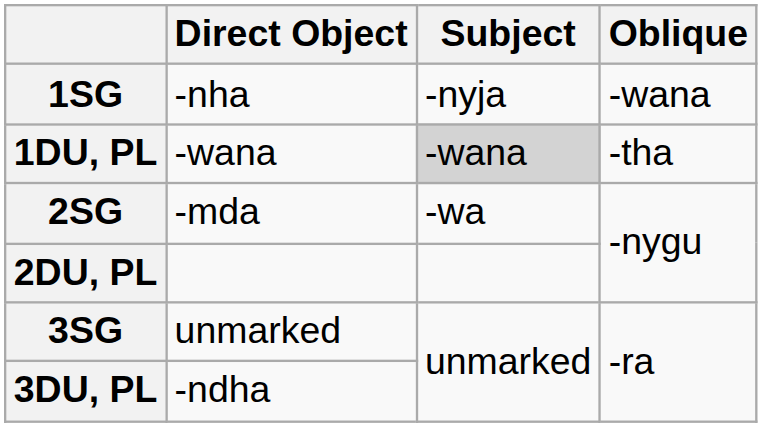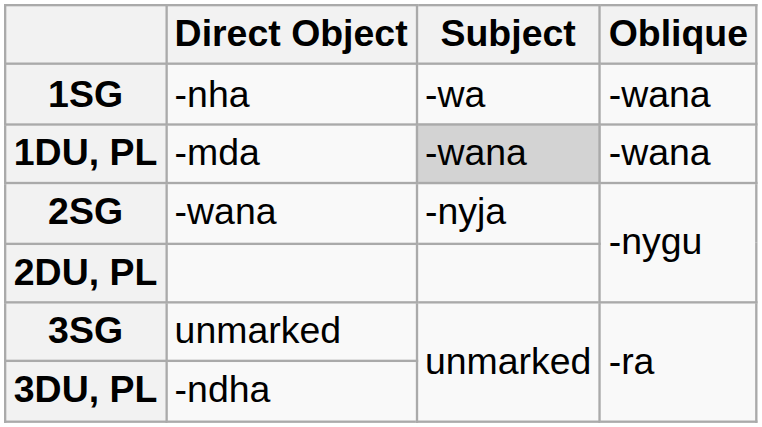(465, 93) -nyja -> (455, 93) -wa
(226, 152) -wana -> (217, 152) -mda
(641, 152) -tha -> (660, 152) -wana
(217, 212) -mda -> (226, 212) -wana
(455, 212) -wa -> (465, 212) -nyja
